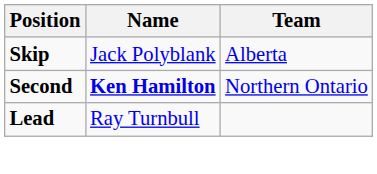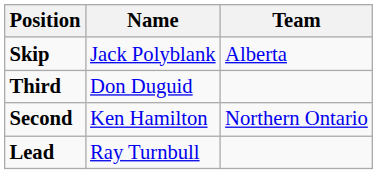+ row: (35, 86)
(153, 86) bold -> (149, 119) normal
